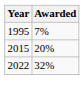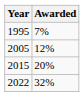+ row: (18, 48)
